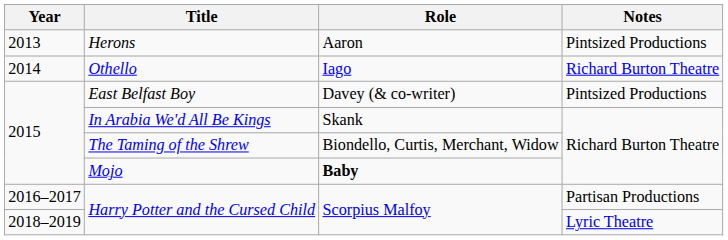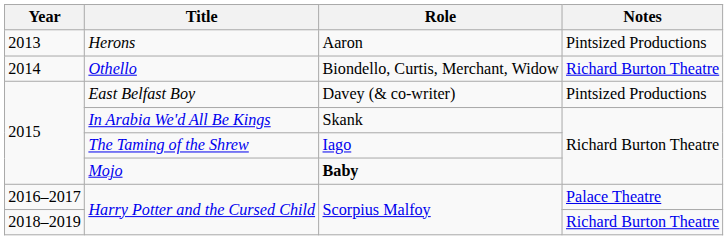(337, 68) Iago -> (441, 68) Biondello, Curtis, Merchant, Widow
(441, 145) Biondello, Curtis, Merchant, Widow -> (337, 145) Iago
(633, 196) Partisan Productions -> (614, 196) Palace Theatre
(610, 222) Lyric Theatre -> (643, 222) Richard Burton Theatre
